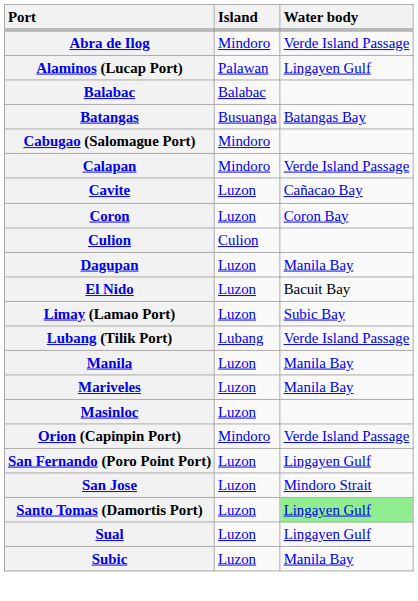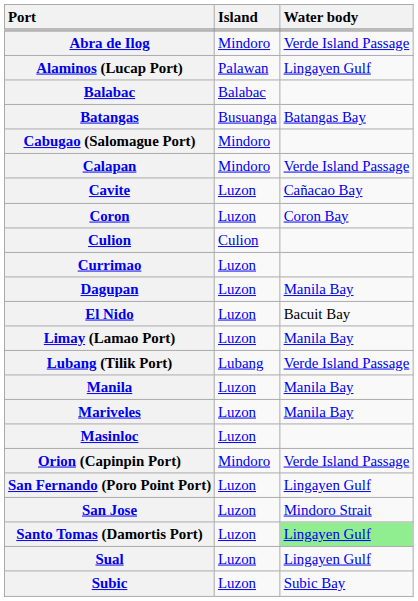+ row: (110, 264)
(314, 313) Subic Bay -> (319, 338) Manila Bay
(319, 559) Manila Bay -> (314, 583) Subic Bay
